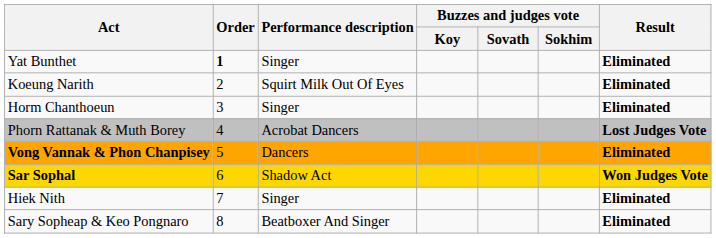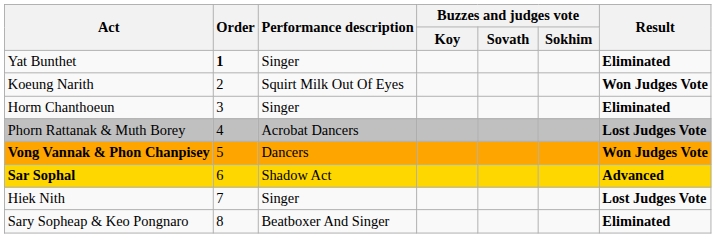(636, 84) Eliminated -> (655, 84) Won Judges Vote
(636, 152) Eliminated -> (655, 152) Won Judges Vote
(655, 175) Won Judges Vote -> (633, 175) Advanced
(636, 198) Eliminated -> (654, 198) Lost Judges Vote
